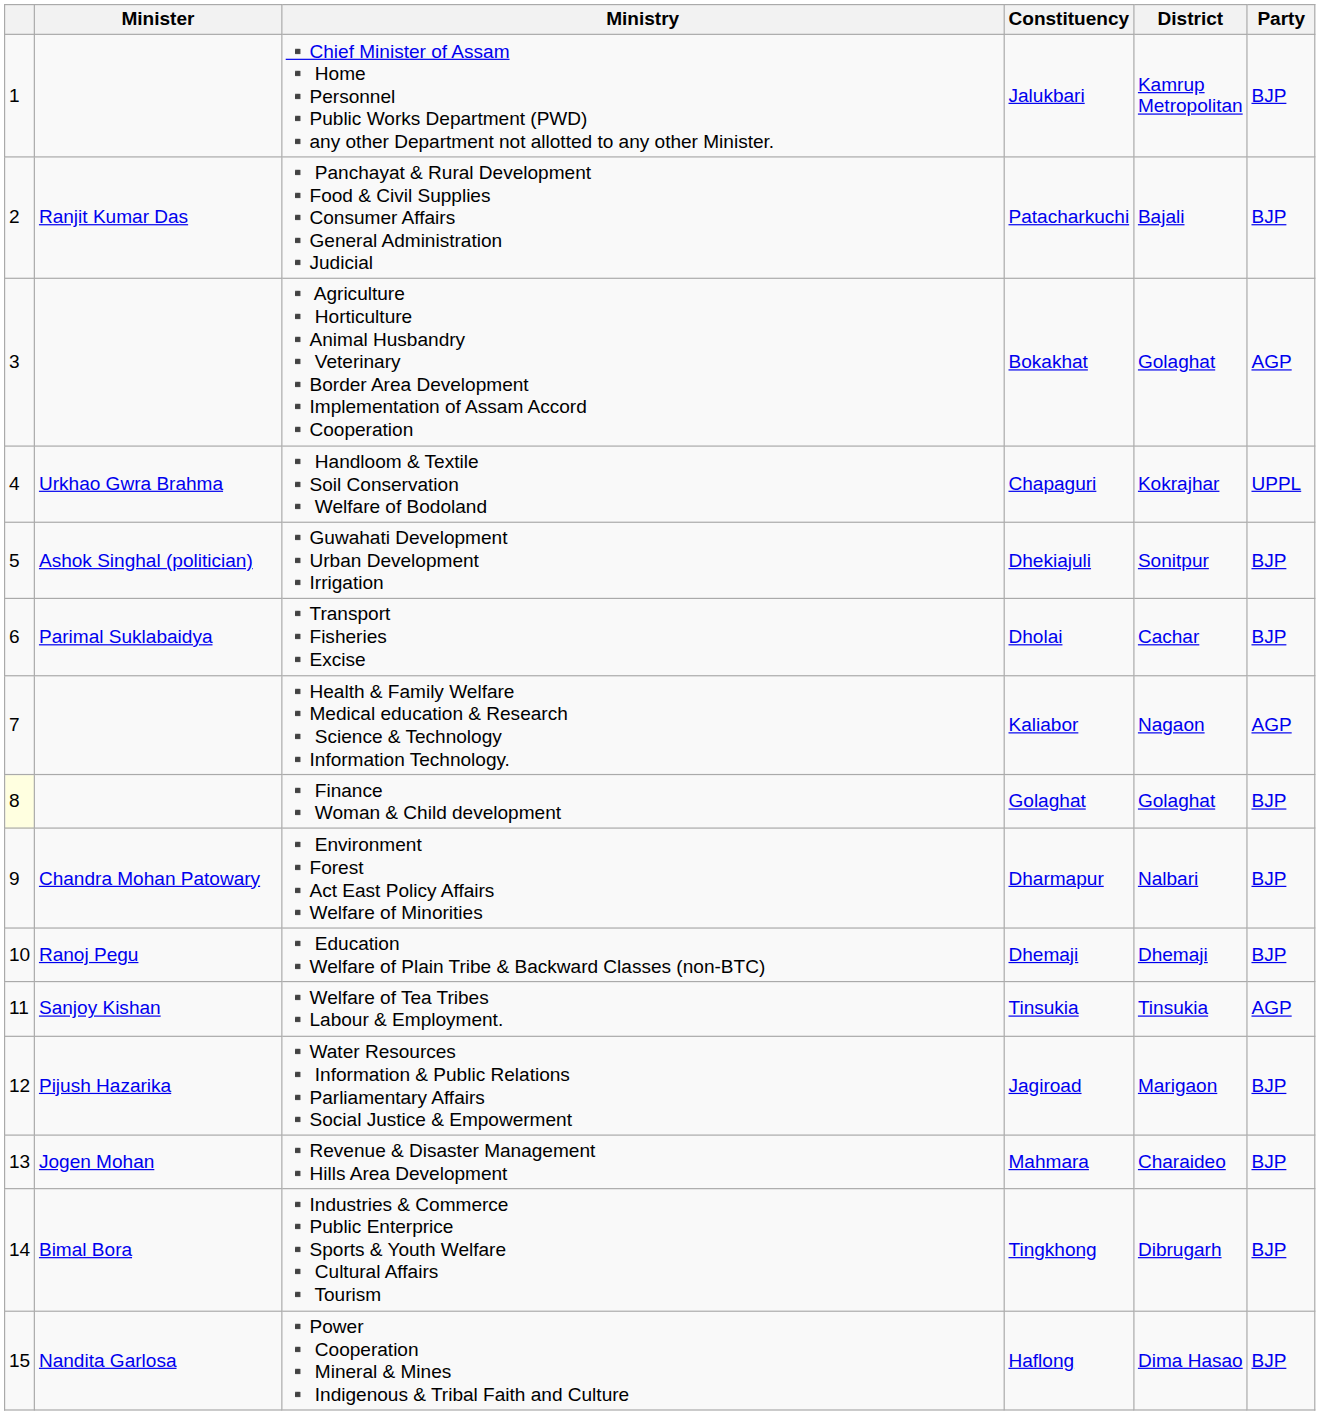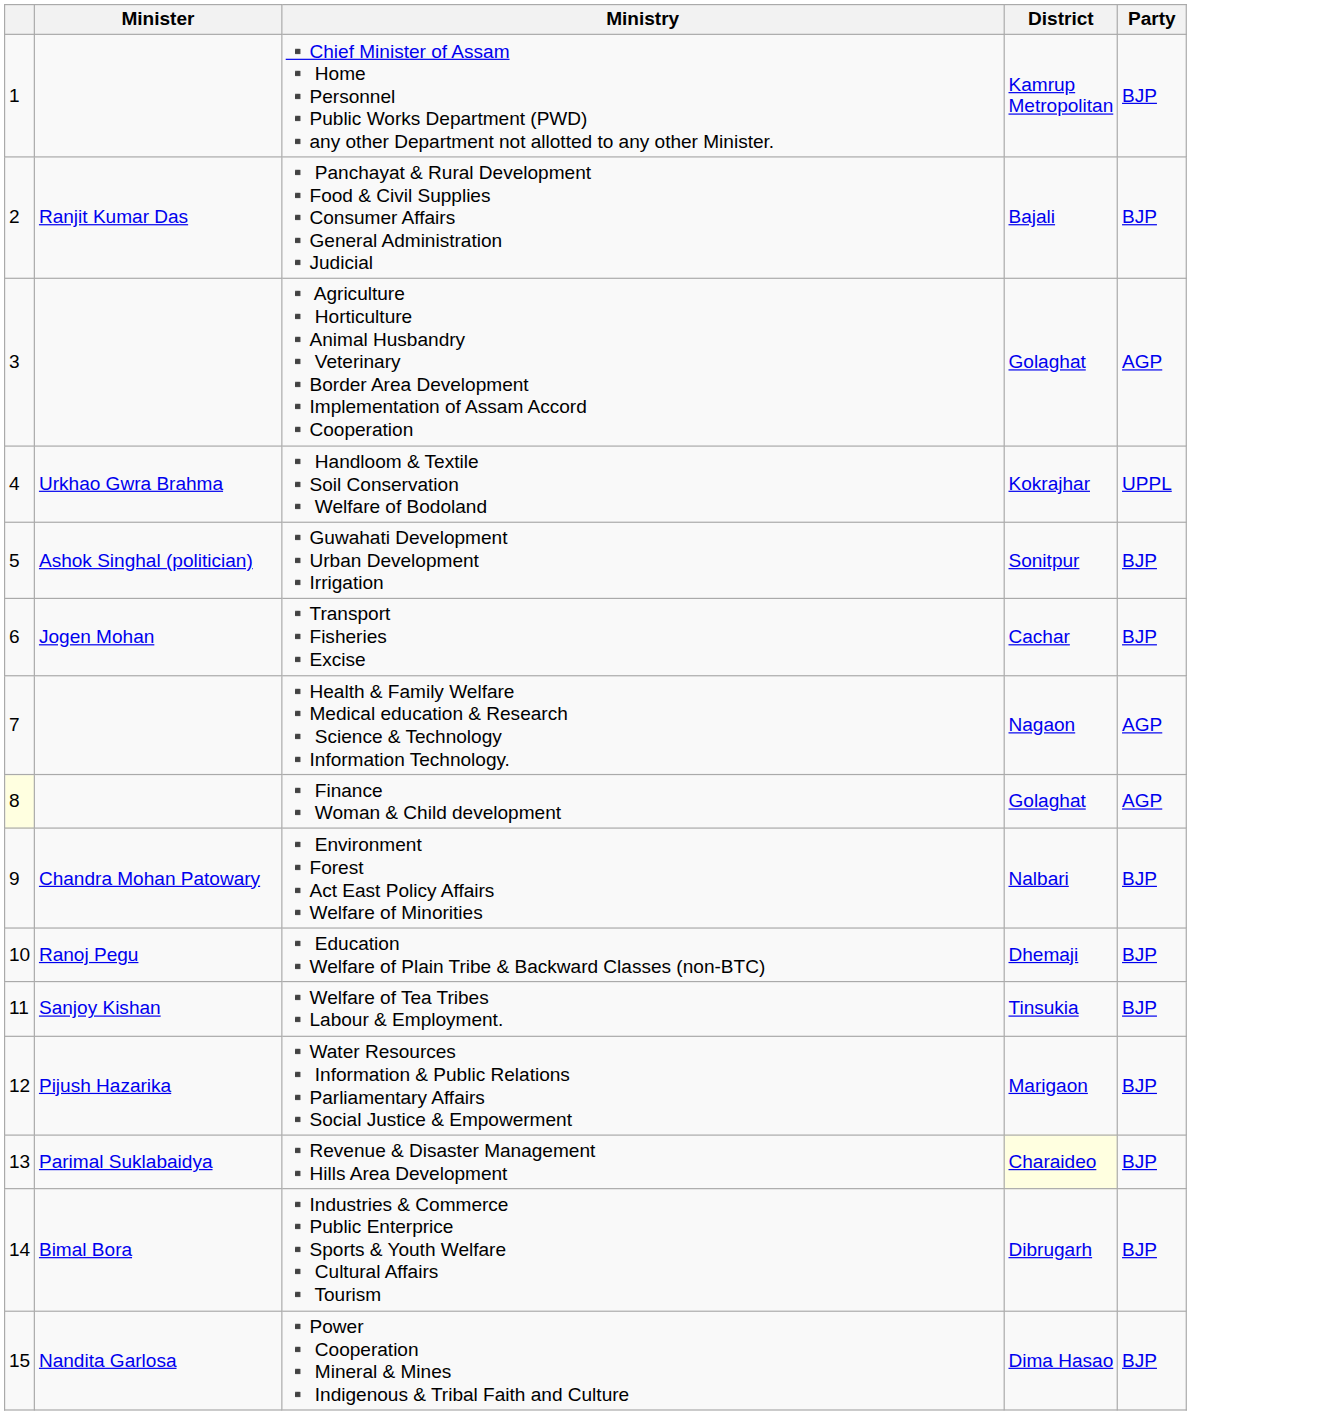- column: (1069, 19)
(126, 636) Parimal Suklabaidya -> (97, 636) Jogen Mohan
(1269, 801) BJP -> (1142, 801) AGP
(1272, 1008) AGP -> (1140, 1008) BJP
(97, 1161) Jogen Mohan -> (126, 1161) Parimal Suklabaidya
(1182, 1161) no background -> (1052, 1161) lightyellow background
